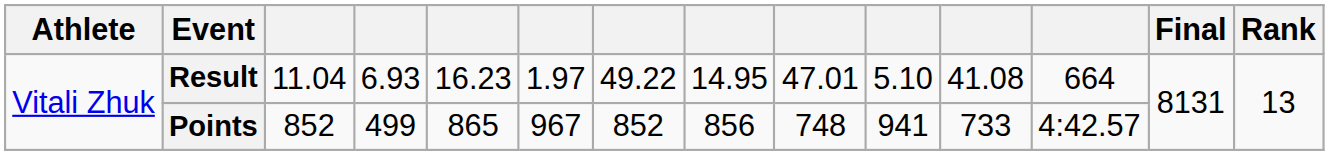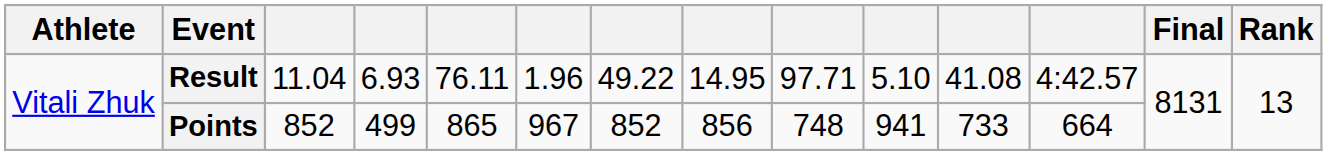(473, 78) 16.23 -> (472, 78) 76.11
(556, 78) 1.97 -> (553, 78) 1.96
(820, 78) 47.01 -> (818, 78) 97.71
(1089, 78) 664 -> (1087, 78) 4:42.57
(1089, 127) 4:42.57 -> (1087, 127) 664
